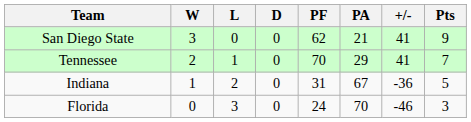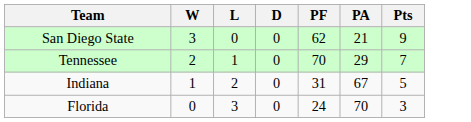- column: (403, 15)
